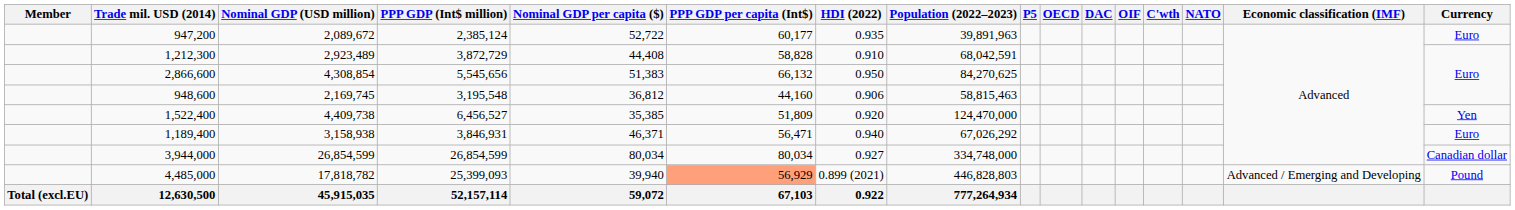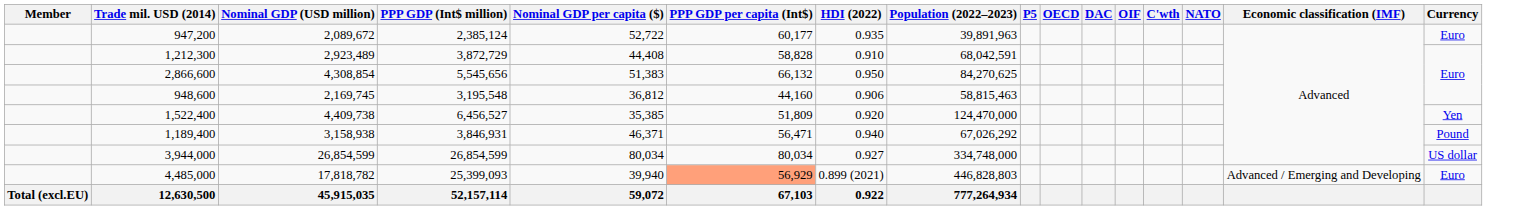(1467, 134) Euro -> (1453, 134) Pound
(1467, 154) Canadian dollar -> (1453, 154) US dollar
(1467, 174) Pound -> (1453, 174) Euro
